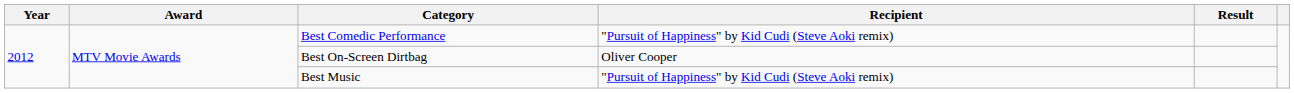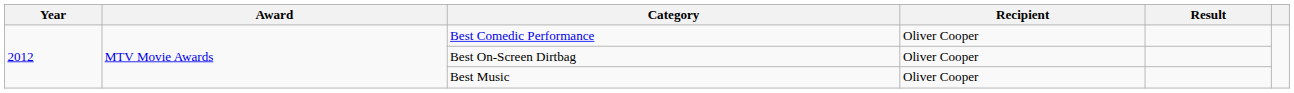(747, 35) "Pursuit of Happiness" by Kid Cudi (Steve Aoki remix) -> (941, 35) Oliver Cooper
(747, 77) "Pursuit of Happiness" by Kid Cudi (Steve Aoki remix) -> (941, 77) Oliver Cooper
